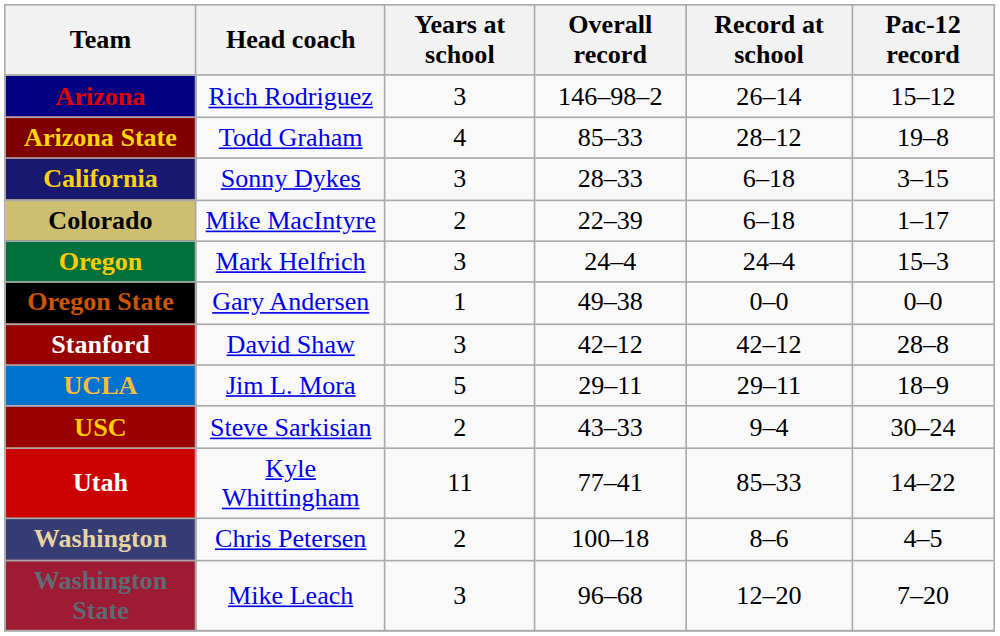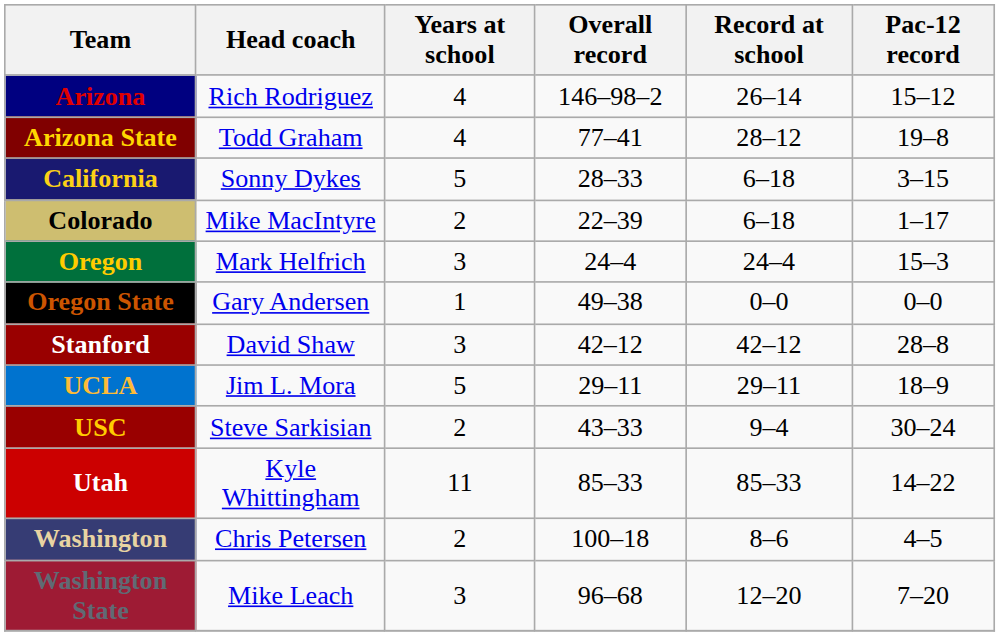(460, 95) 3 -> (460, 95) 4
(610, 137) 85–33 -> (610, 137) 77–41
(460, 178) 3 -> (460, 178) 5
(610, 482) 77–41 -> (610, 482) 85–33
